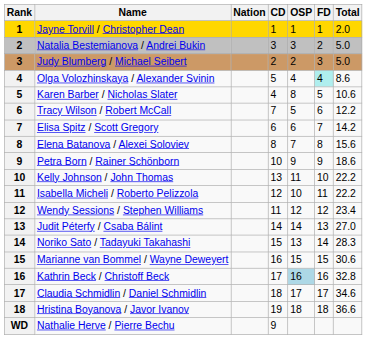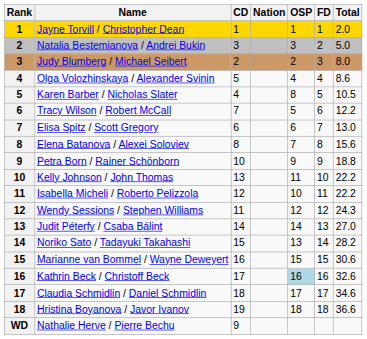columns swapped: (249, 12) <-> (278, 12)
(343, 62) 5.0 -> (343, 62) 8.0
(320, 78) paleturquoise background -> (320, 78) no background
(346, 95) 10.6 -> (346, 95) 10.5
(346, 128) 14.2 -> (346, 128) 13.0
(346, 161) 18.6 -> (346, 161) 18.8
(346, 210) 23.4 -> (346, 210) 24.3
(346, 243) 28.3 -> (346, 243) 28.2
(346, 276) 32.8 -> (346, 276) 32.6
